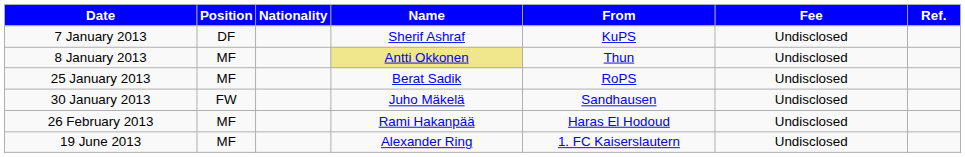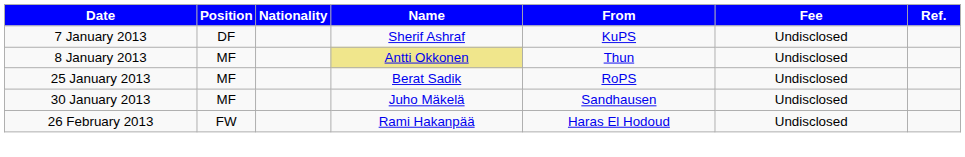(226, 100) FW -> (226, 100) MF
(226, 121) MF -> (226, 121) FW
- row: (101, 142)
